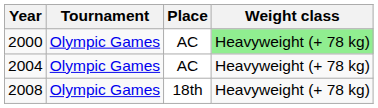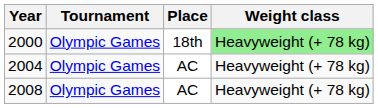(188, 41) AC -> (188, 41) 18th
(188, 90) 18th -> (188, 90) AC
